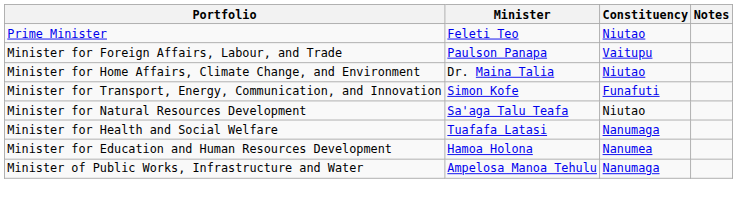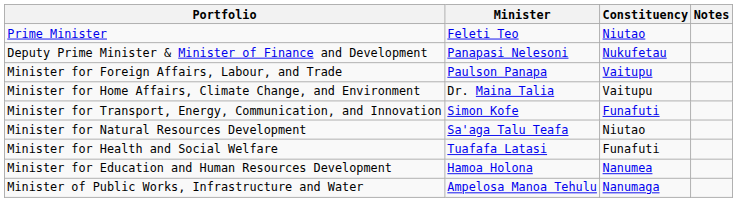+ row: (217, 53)
(624, 72) Niutao -> (628, 91) Vaitupu
(631, 130) Nanumaga -> (631, 149) Funafuti
